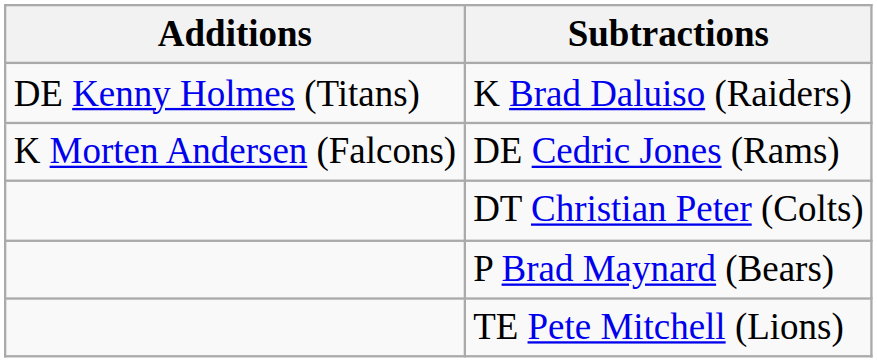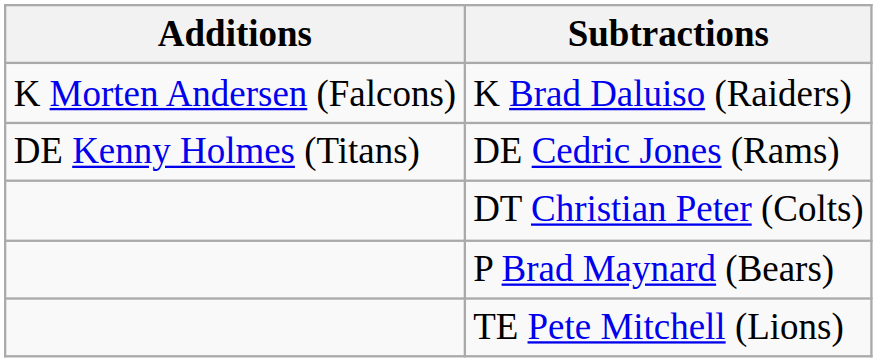(217, 92) DE Kenny Holmes (Titans) -> (235, 92) K Morten Andersen (Falcons)
(235, 151) K Morten Andersen (Falcons) -> (217, 151) DE Kenny Holmes (Titans)
